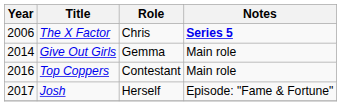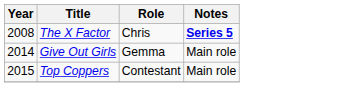(21, 33) 2006 -> (21, 33) 2008
(21, 71) 2016 -> (21, 71) 2015
- row: (53, 91)
